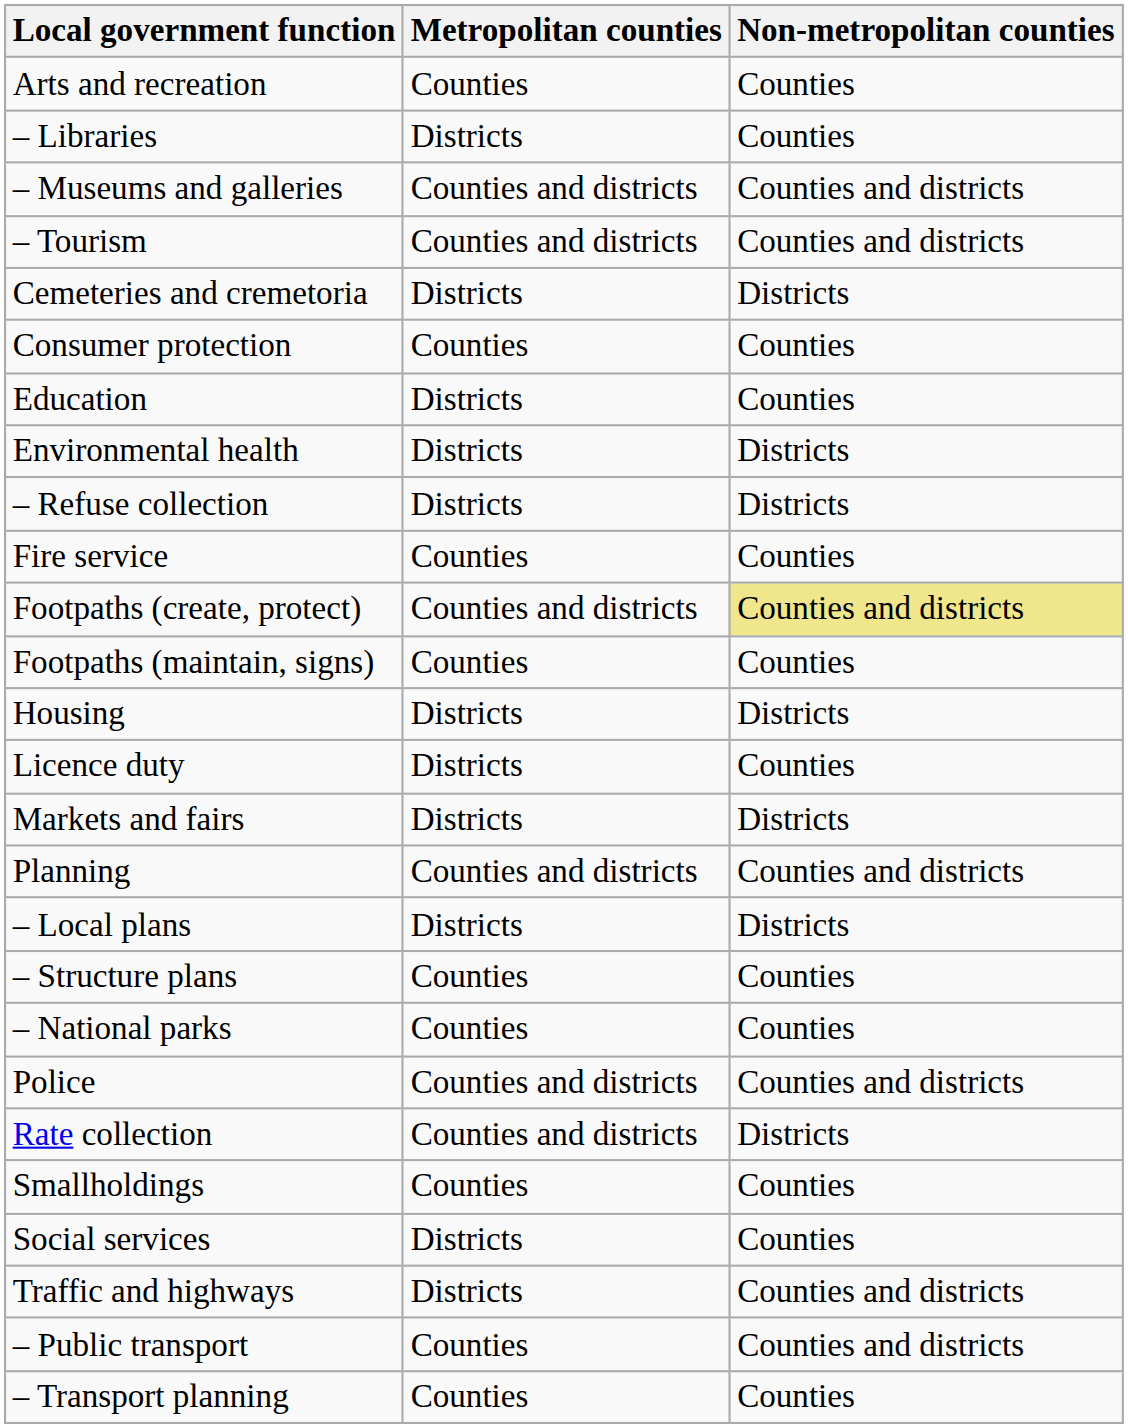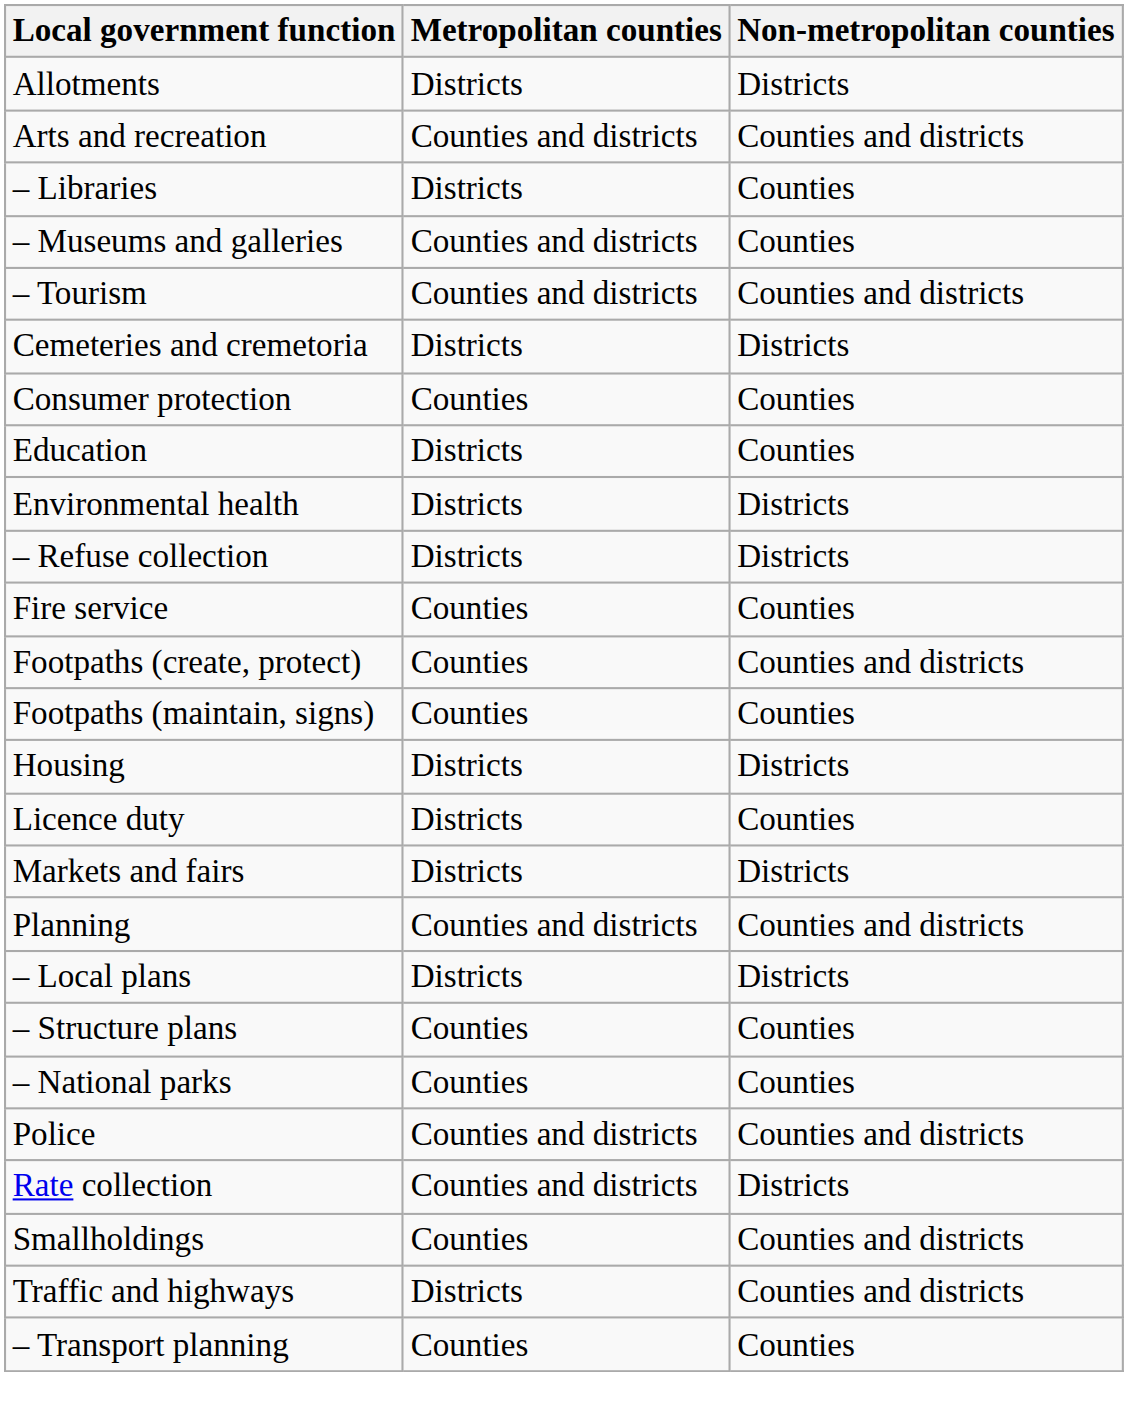+ row: (86, 83)
(470, 83) Counties -> (554, 135) Counties and districts
(796, 83) Counties -> (881, 135) Counties and districts
(881, 188) Counties and districts -> (796, 240) Counties
(554, 608) Counties and districts -> (470, 661) Counties
(881, 608) khaki background -> (881, 661) no background
(796, 1186) Counties -> (881, 1238) Counties and districts
- row: (112, 1238)
- row: (130, 1343)
